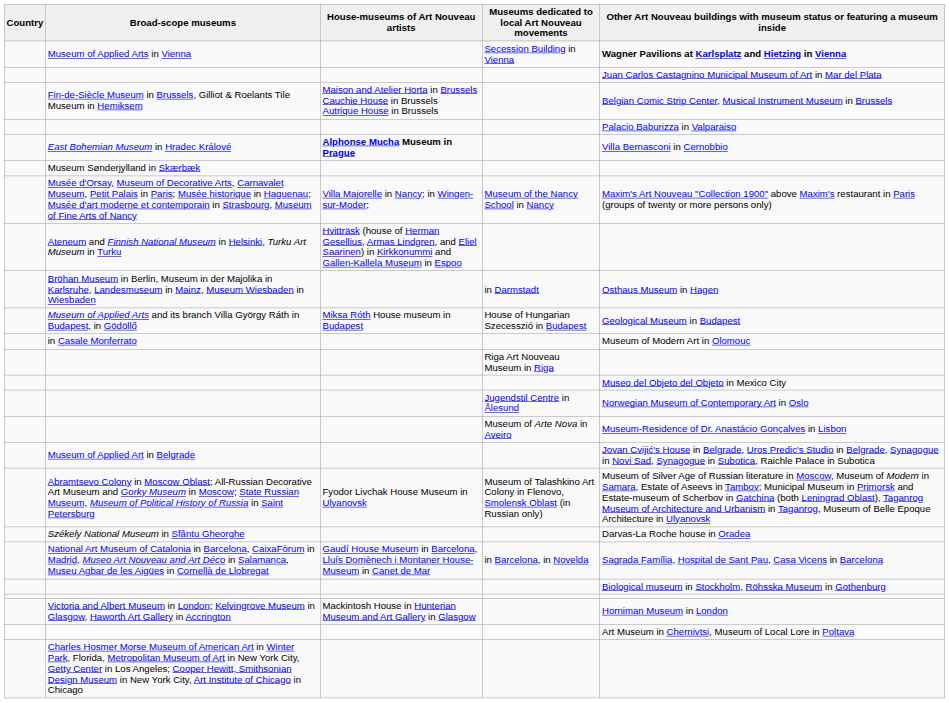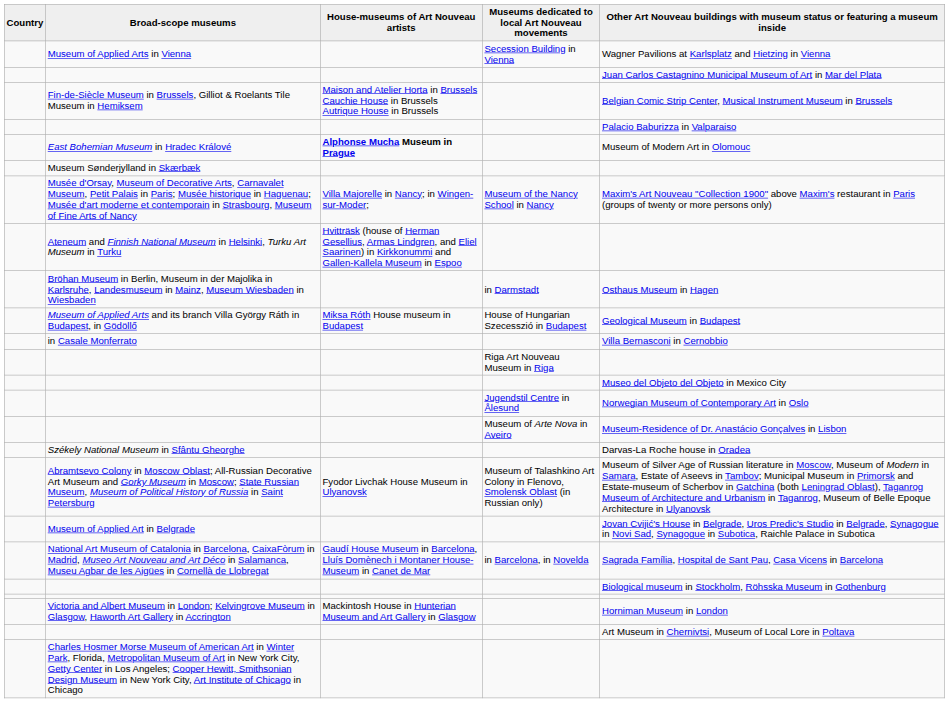(724, 54) bold -> (716, 54) normal
(665, 147) Villa Bernasconi in Cernobbio -> (676, 147) Museum of Modern Art in Olomouc
(676, 341) Museum of Modern Art in Olomouc -> (665, 341) Villa Bernasconi in Cernobbio
rows swapped: (146, 534) <-> (121, 455)
